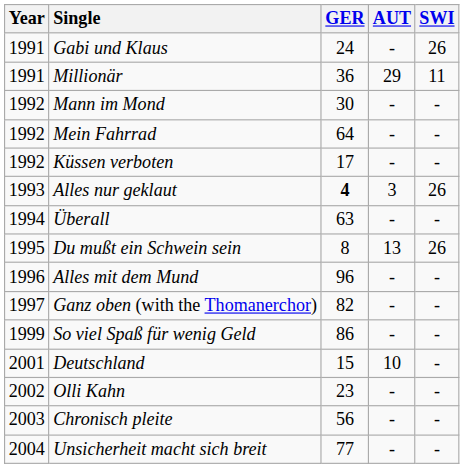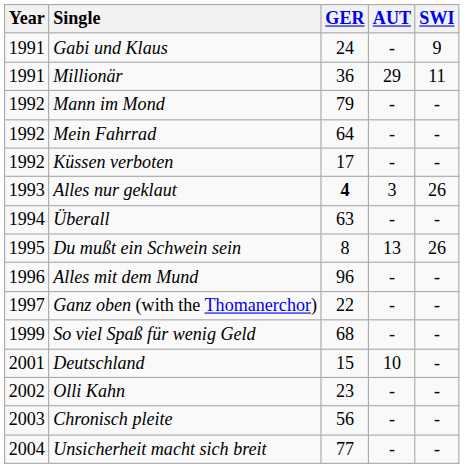(437, 47) 26 -> (437, 47) 9
(345, 104) 30 -> (345, 104) 79
(345, 305) 82 -> (345, 305) 22
(345, 334) 86 -> (345, 334) 68
